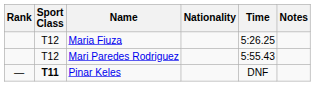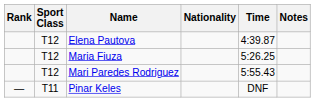+ row: (102, 40)
(50, 72) bold -> (50, 89) normal
